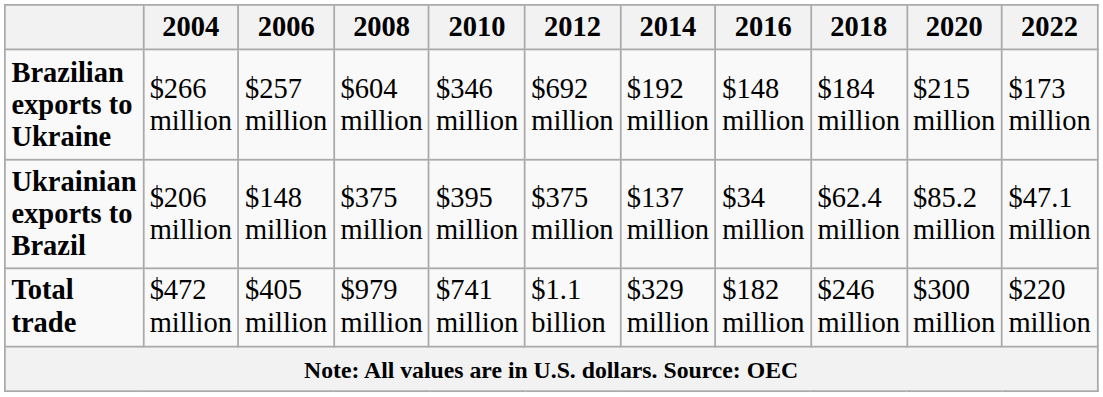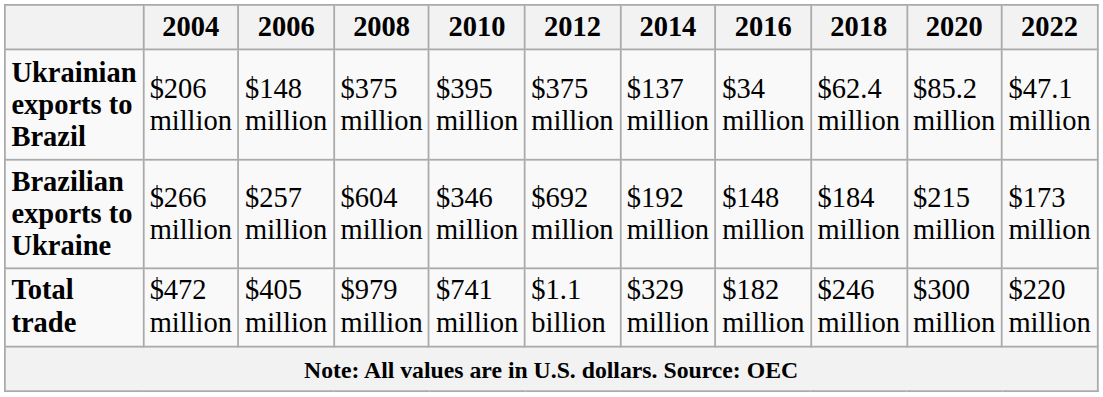rows swapped: (74, 213) <-> (72, 104)
